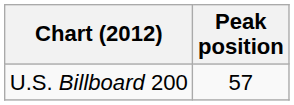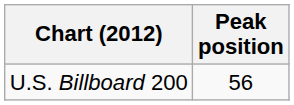(241, 81) 57 -> (241, 81) 56
